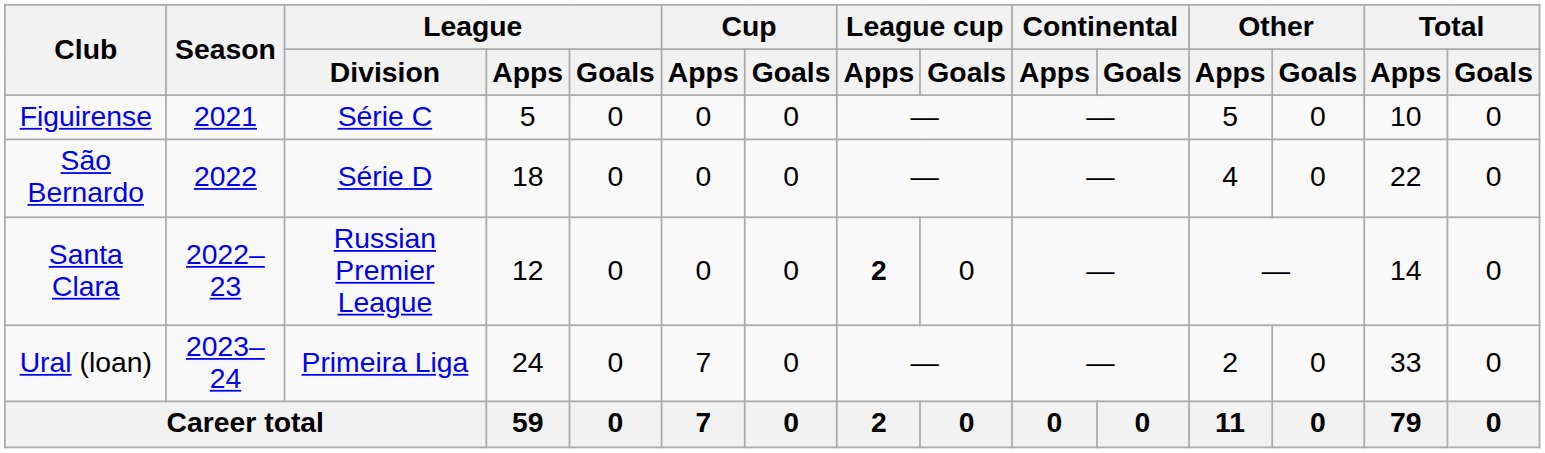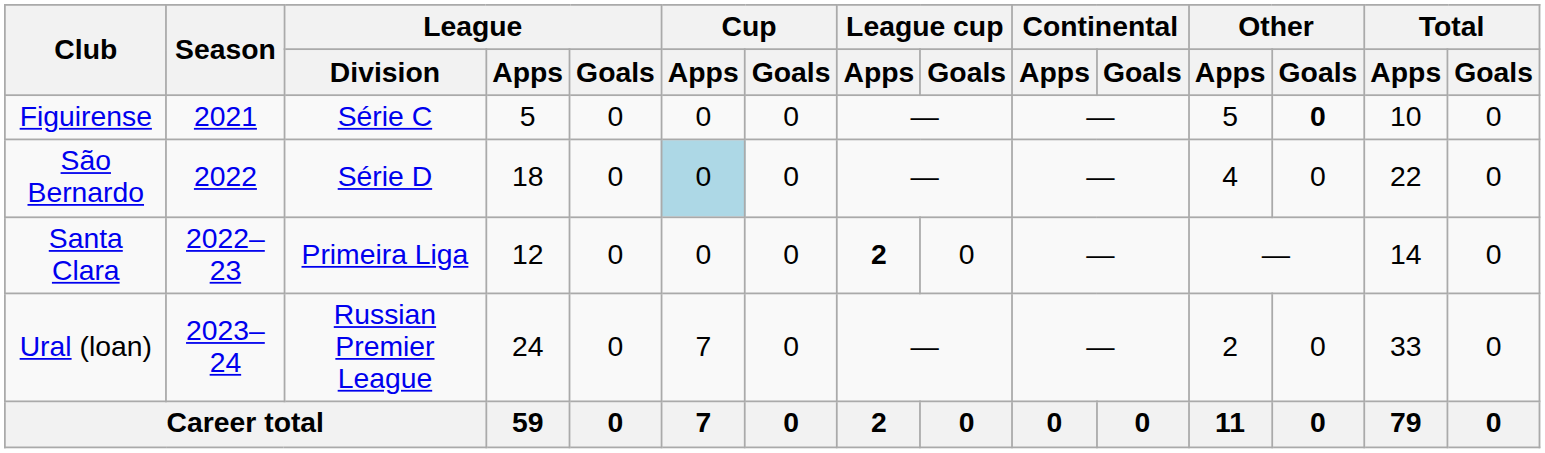(1318, 116) normal -> (1318, 116) bold
(703, 177) no background -> (703, 177) lightblue background
(385, 270) Russian Premier League -> (385, 254) Primeira Liga
(385, 363) Primeira Liga -> (385, 347) Russian Premier League
